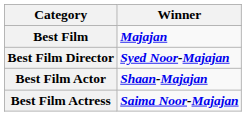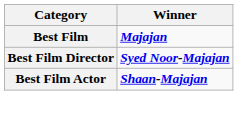- row: (61, 100)
